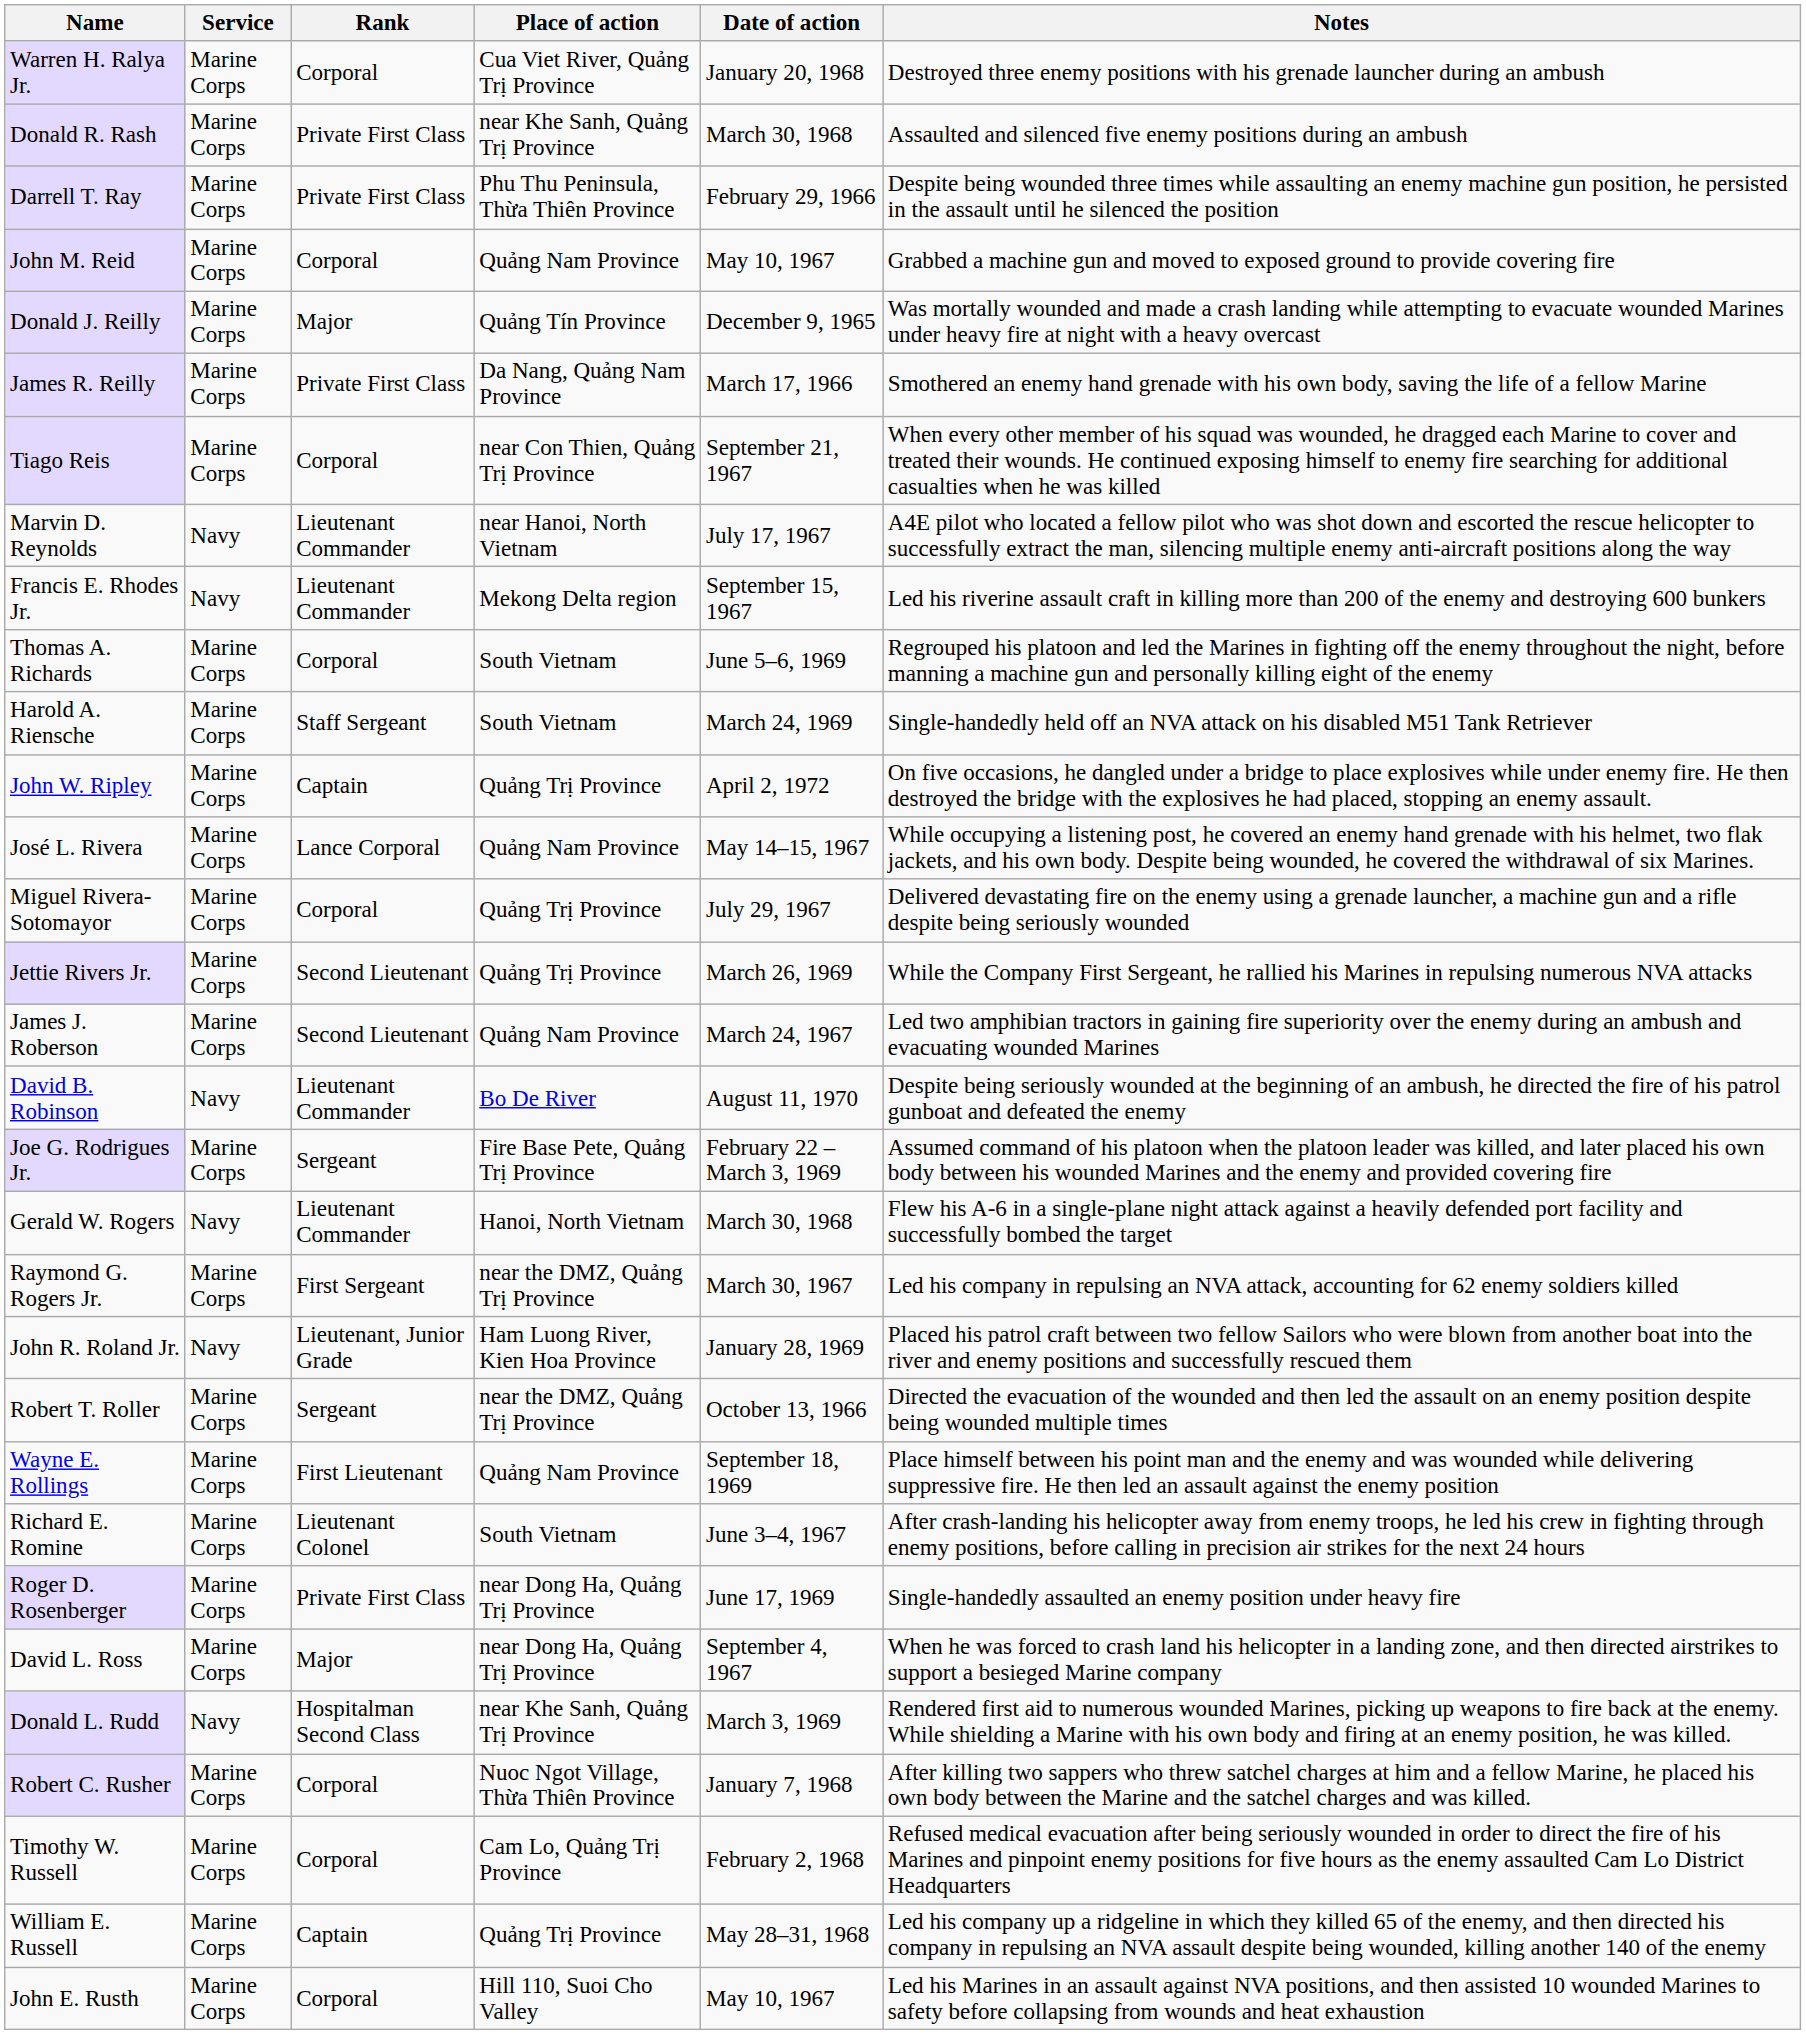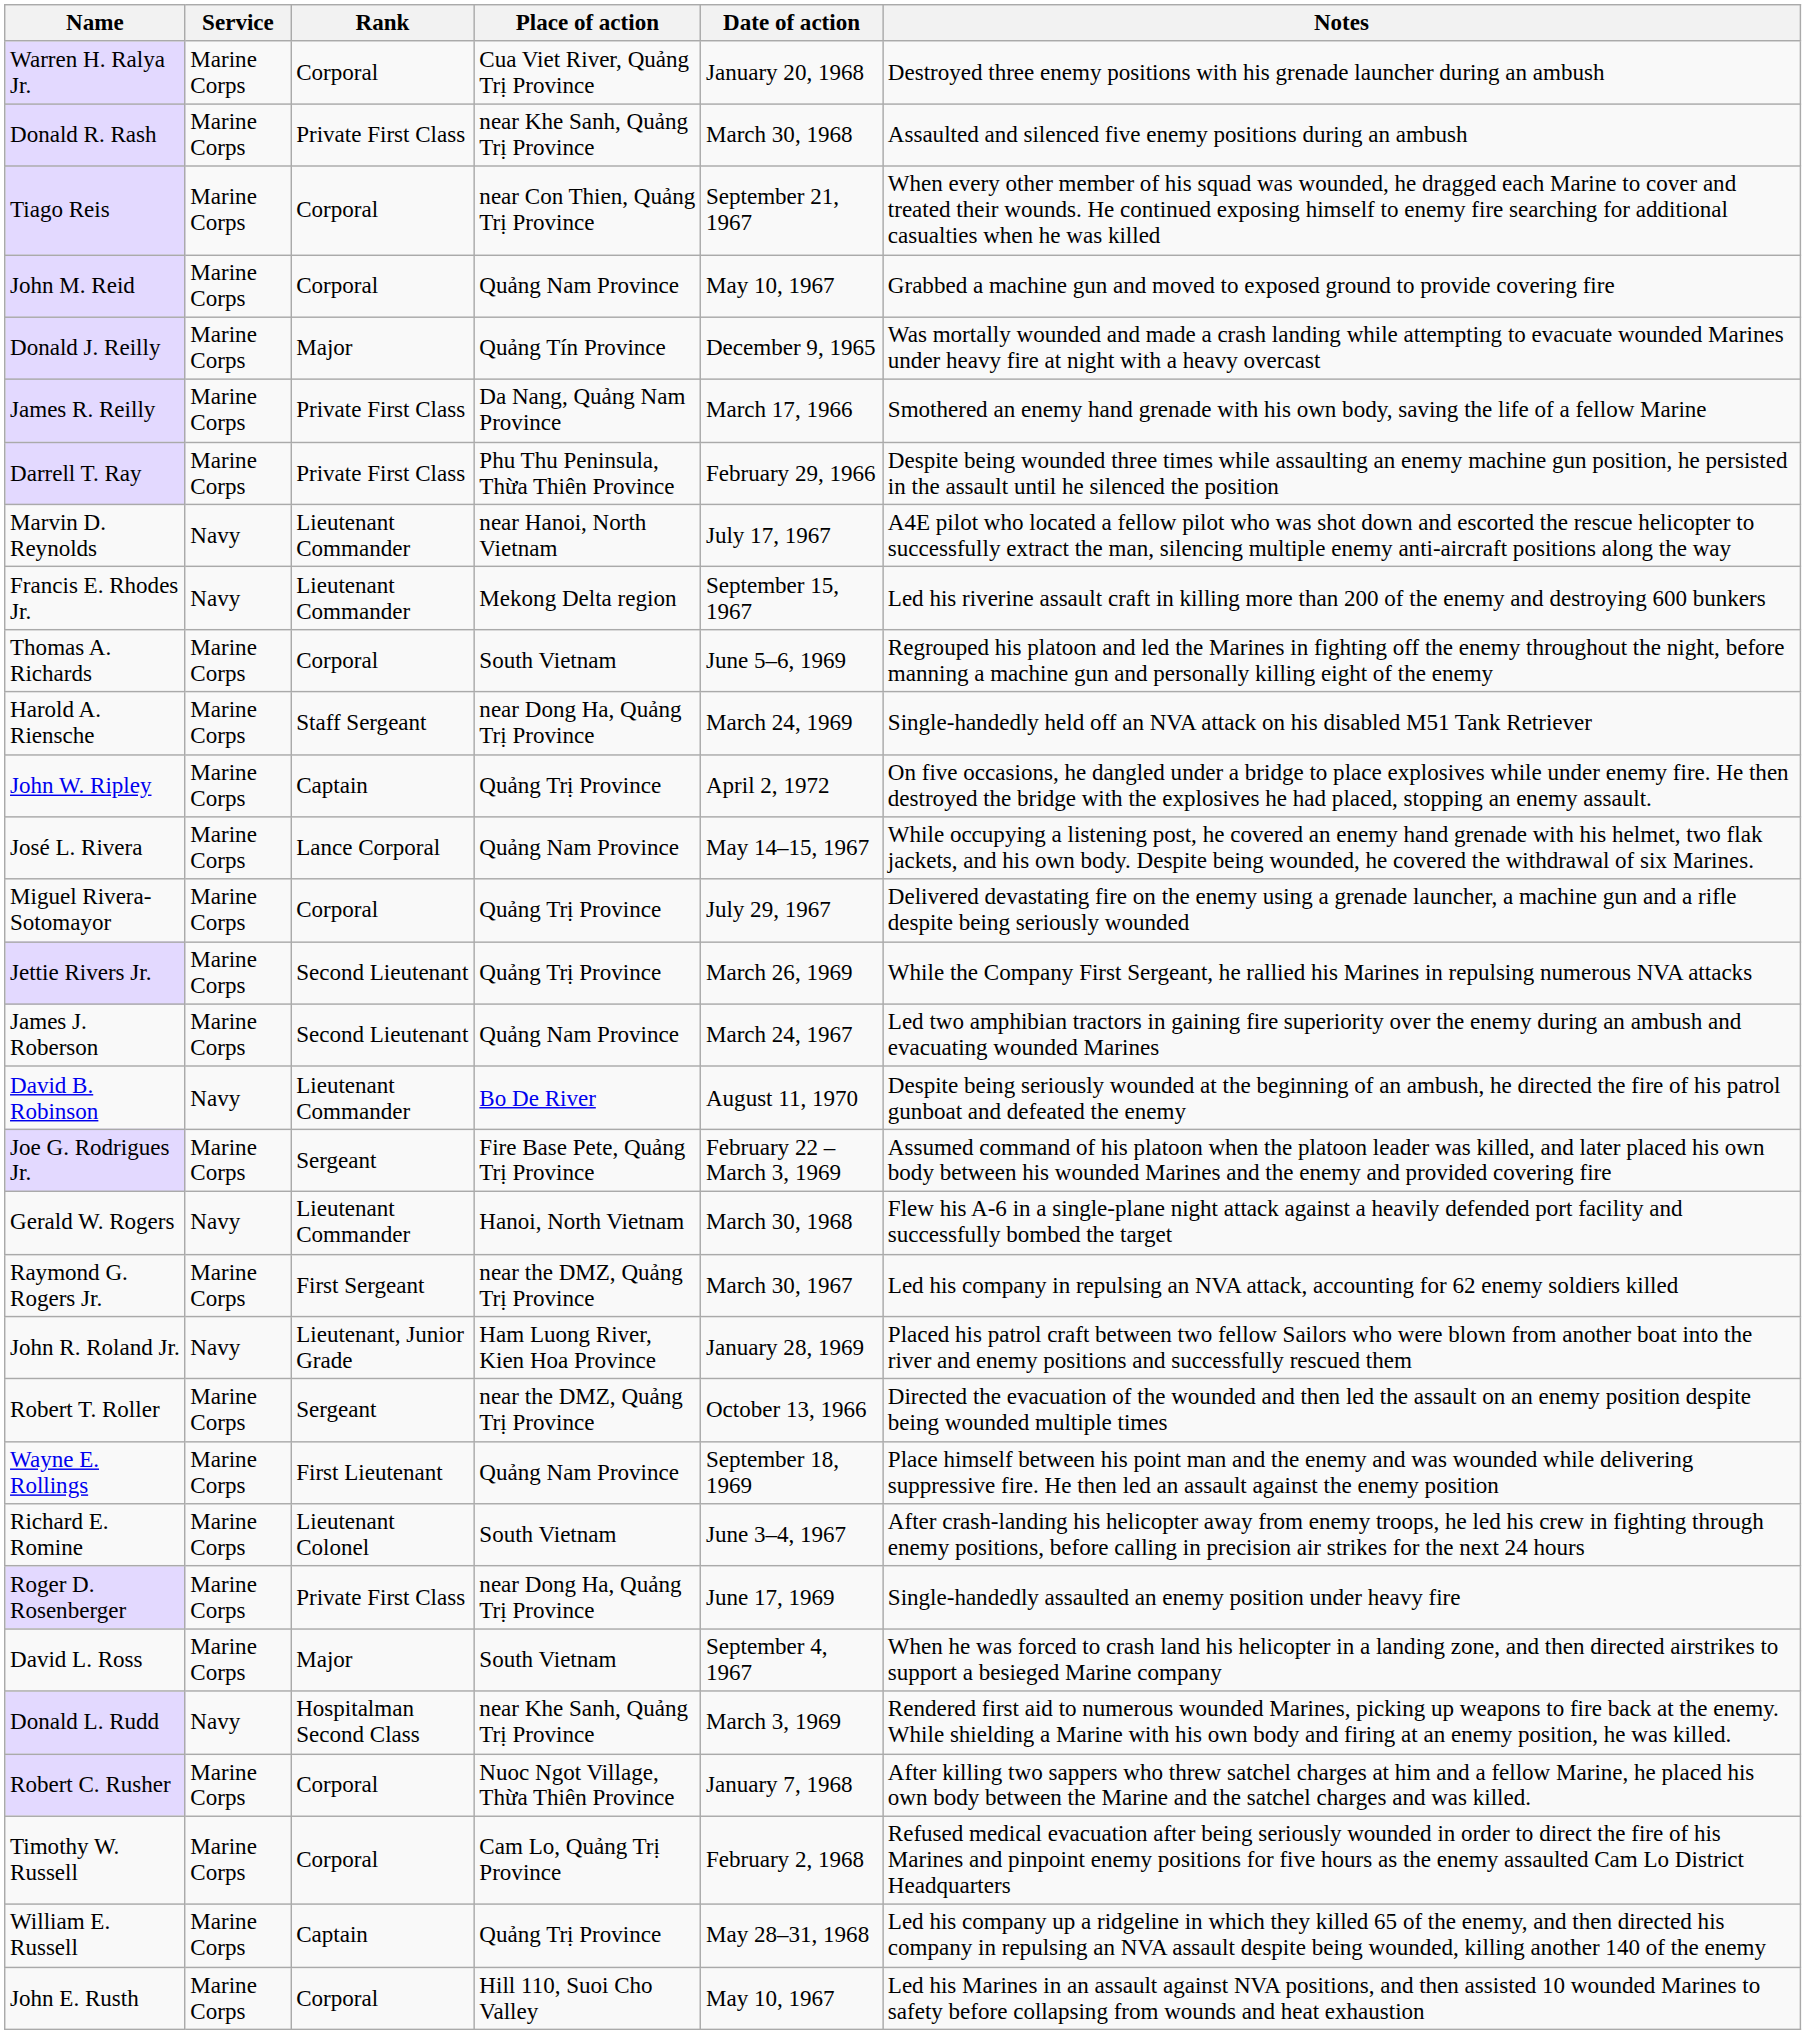rows swapped: (76, 197) <-> (60, 459)
(548, 722) South Vietnam -> (580, 722) near Dong Ha, Quảng Trị Province
(580, 1659) near Dong Ha, Quảng Trị Province -> (548, 1659) South Vietnam
